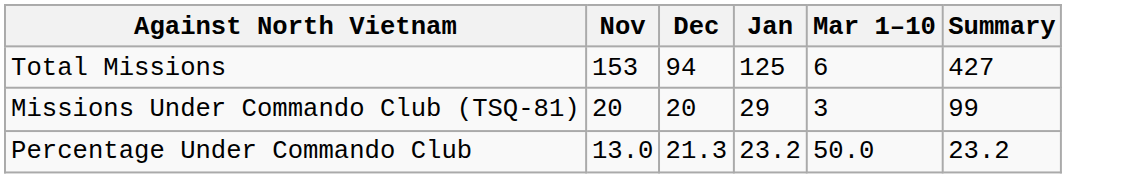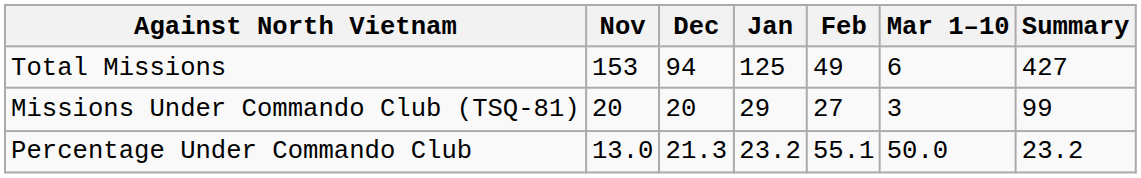+ column: (844, 26)
